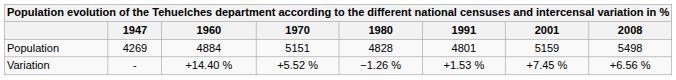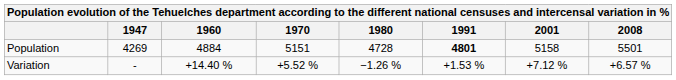(381, 48) 4828 -> (381, 48) 4728
(464, 48) normal -> (464, 48) bold
(547, 48) 5159 -> (547, 48) 5158
(630, 48) 5498 -> (630, 48) 5501
(547, 65) +7.45 % -> (547, 65) +7.12 %
(630, 65) +6.56 % -> (630, 65) +6.57 %
